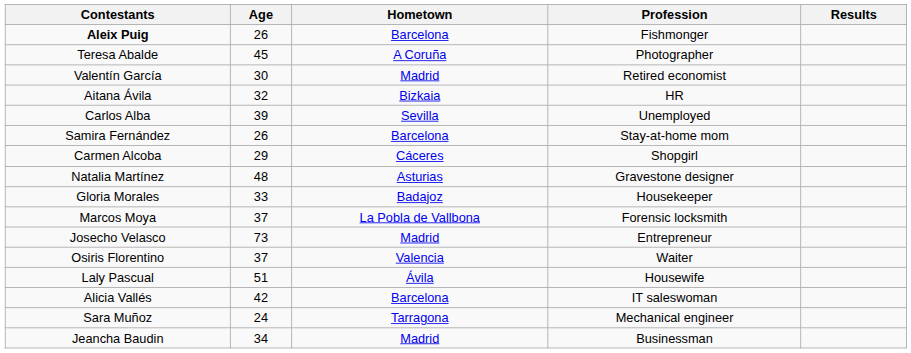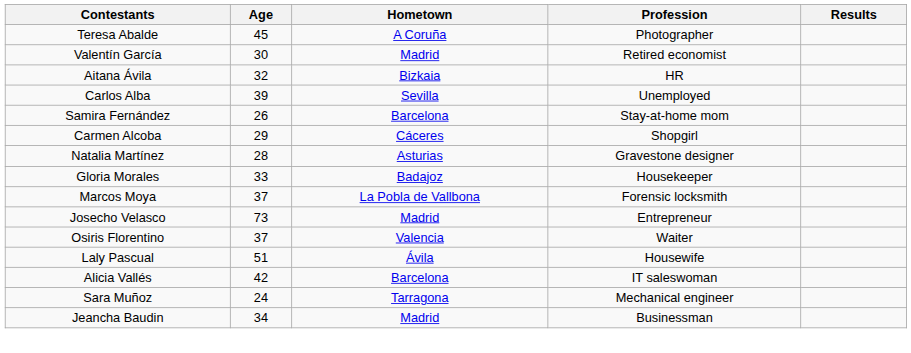- row: (118, 35)
(261, 176) 48 -> (261, 156) 28
